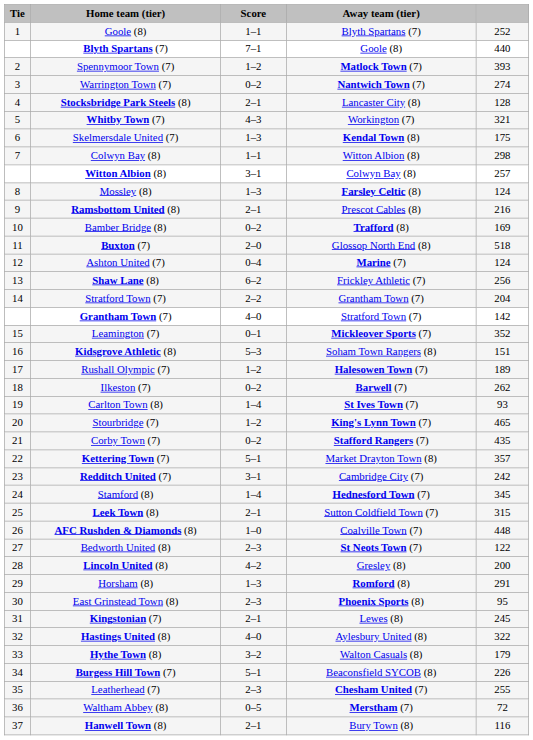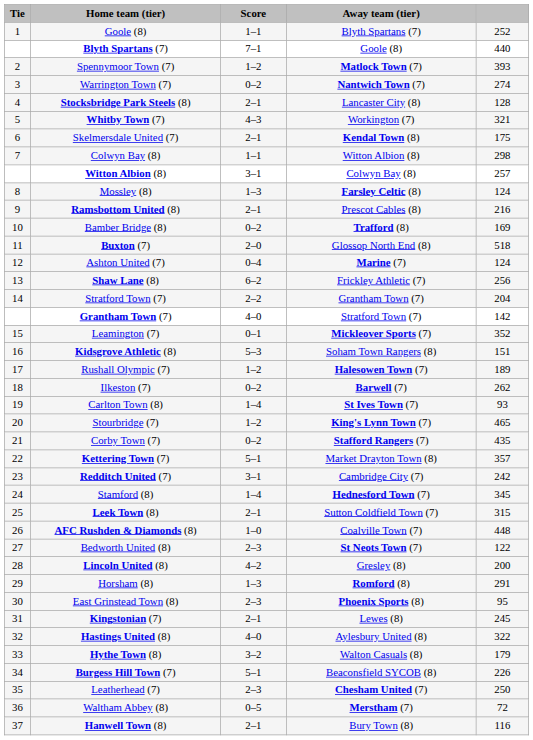(253, 138) 1–3 -> (253, 138) 2–1
(502, 690) 255 -> (502, 690) 250
